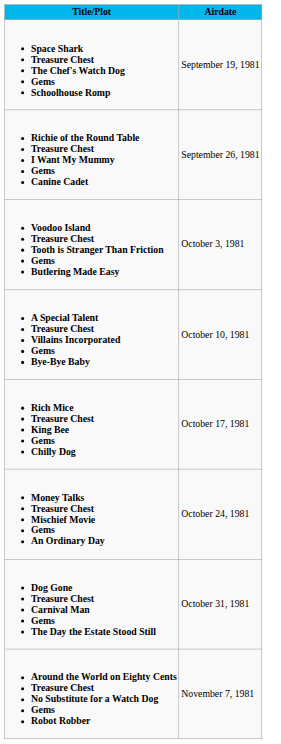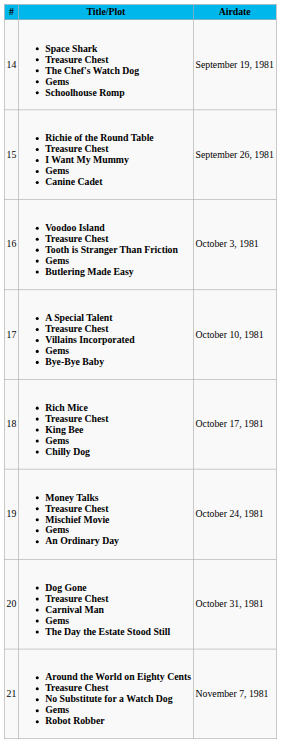+ column: (11, 12)
